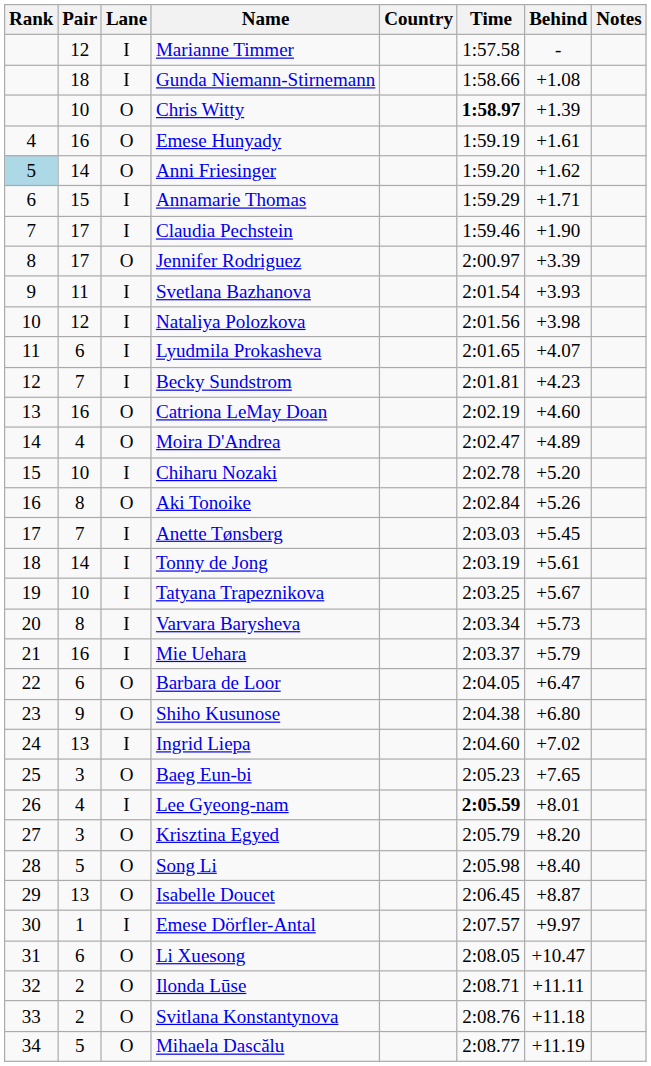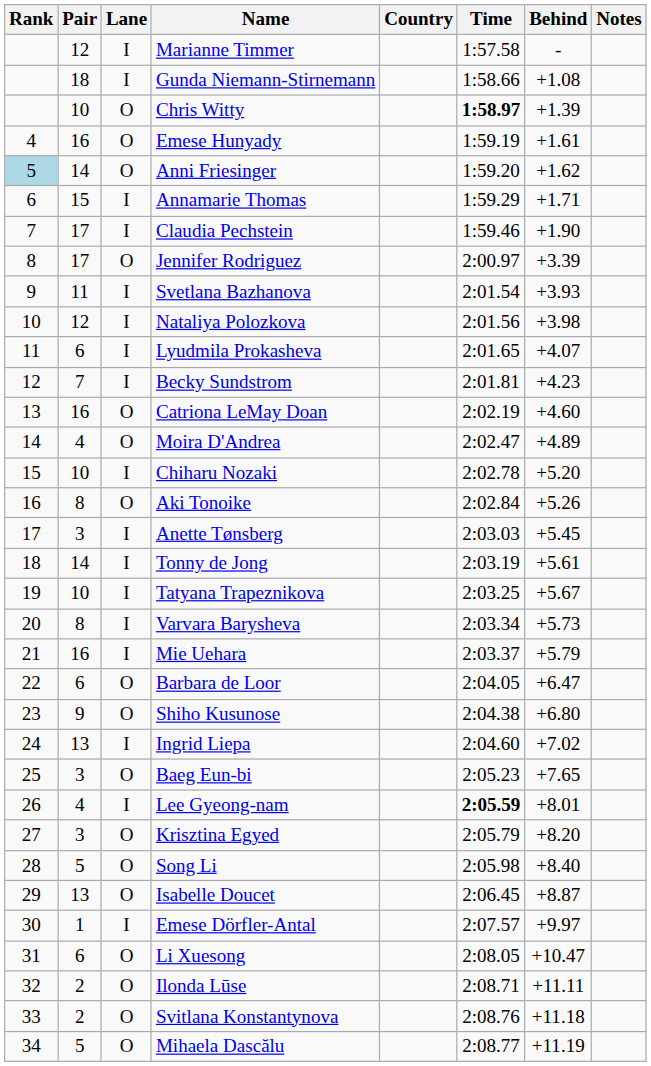(80, 532) 7 -> (80, 532) 3
